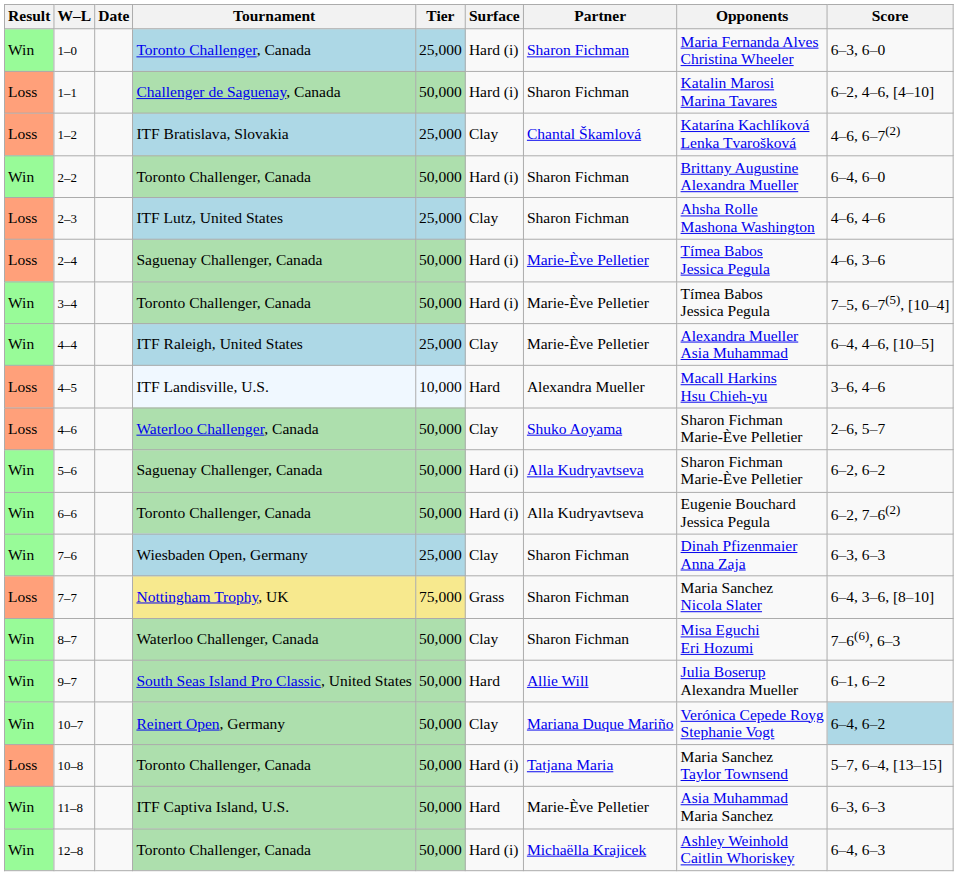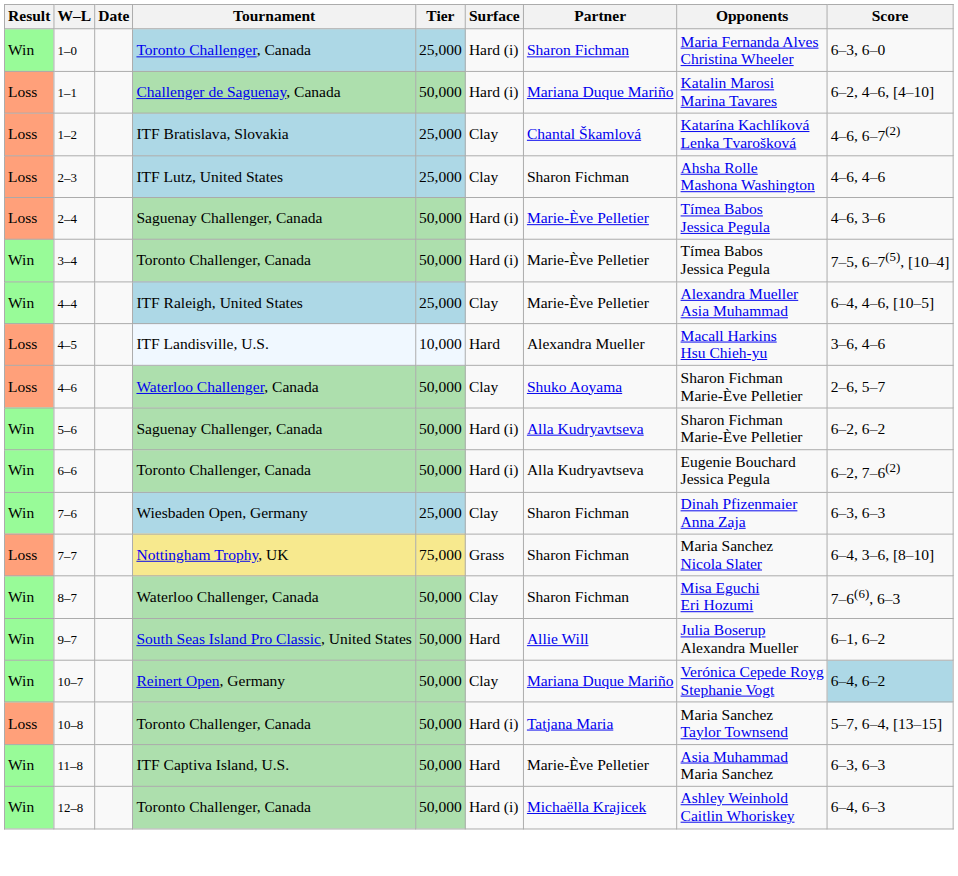(578, 92) Sharon Fichman -> (600, 92) Mariana Duque Mariño
- row: (67, 177)
